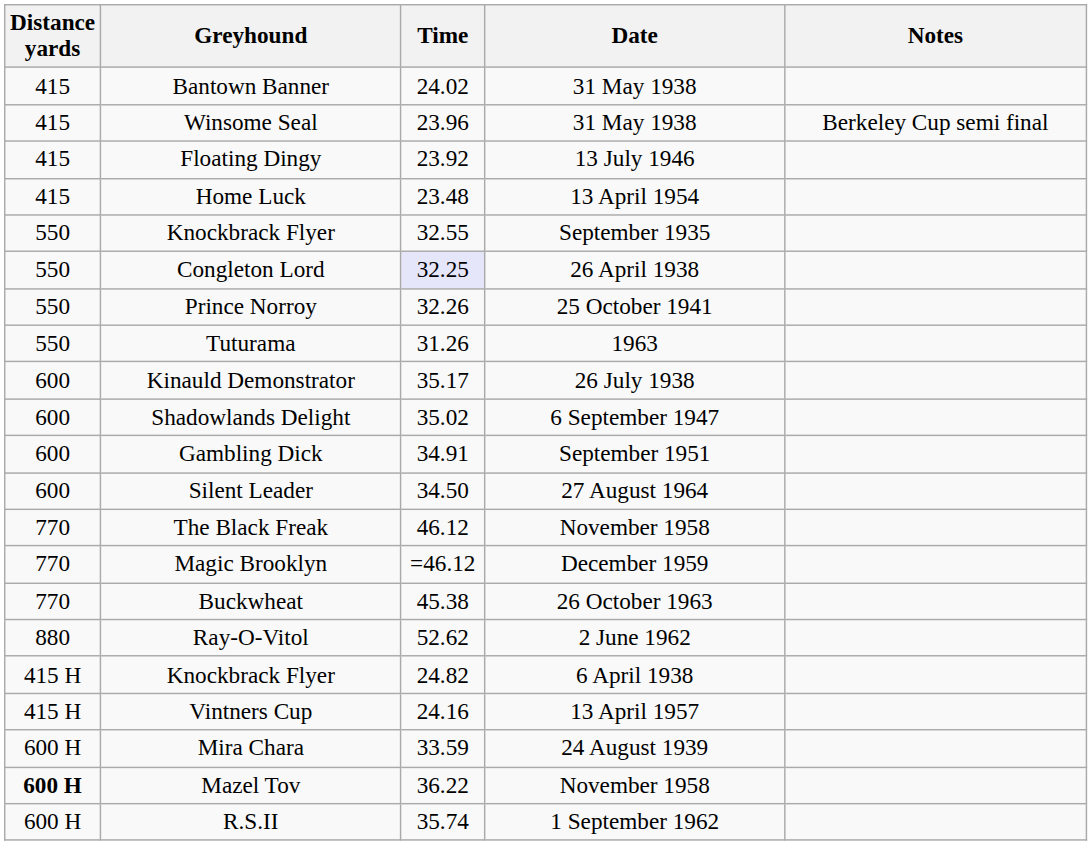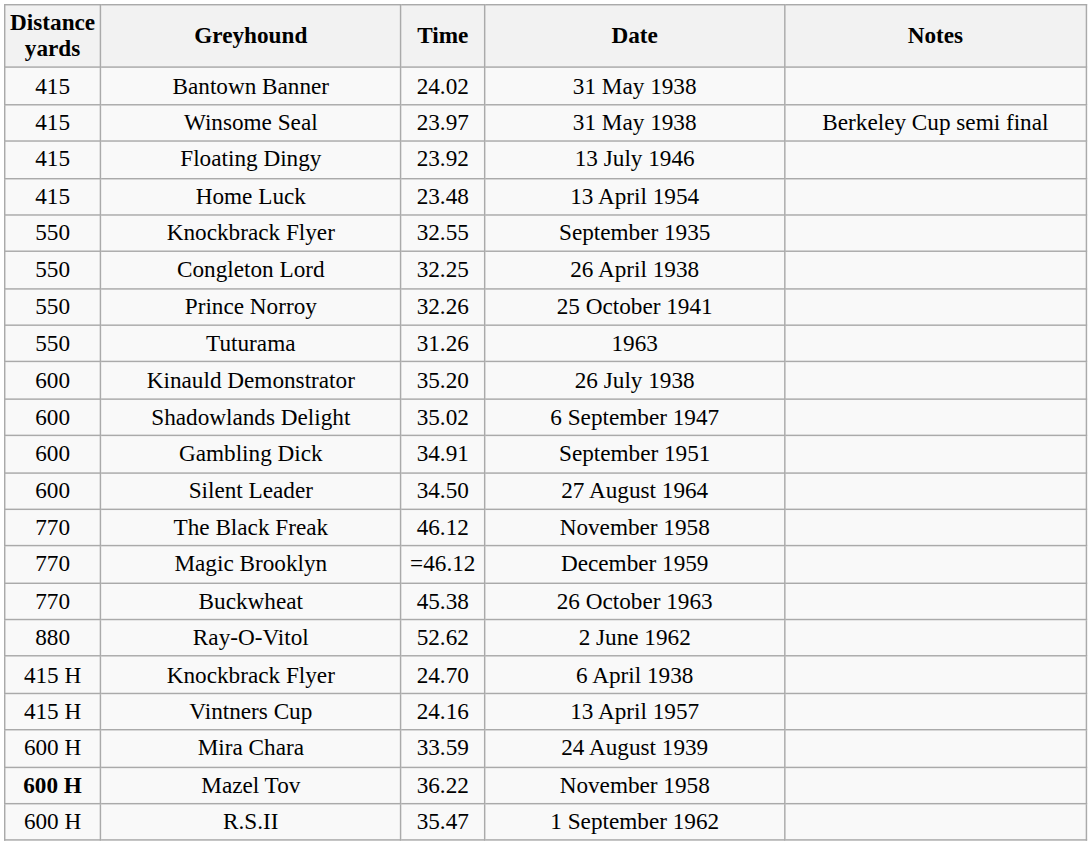(443, 122) 23.96 -> (443, 122) 23.97
(443, 269) lavender background -> (443, 269) no background
(443, 380) 35.17 -> (443, 380) 35.20
(443, 674) 24.82 -> (443, 674) 24.70
(443, 821) 35.74 -> (443, 821) 35.47
